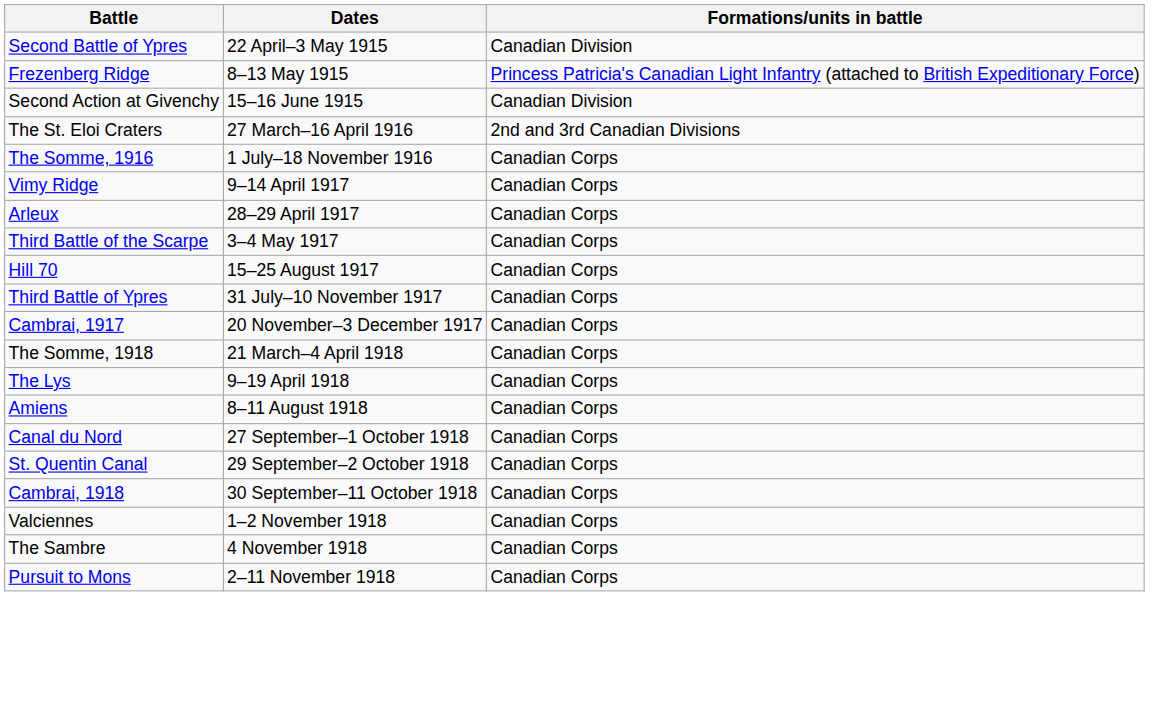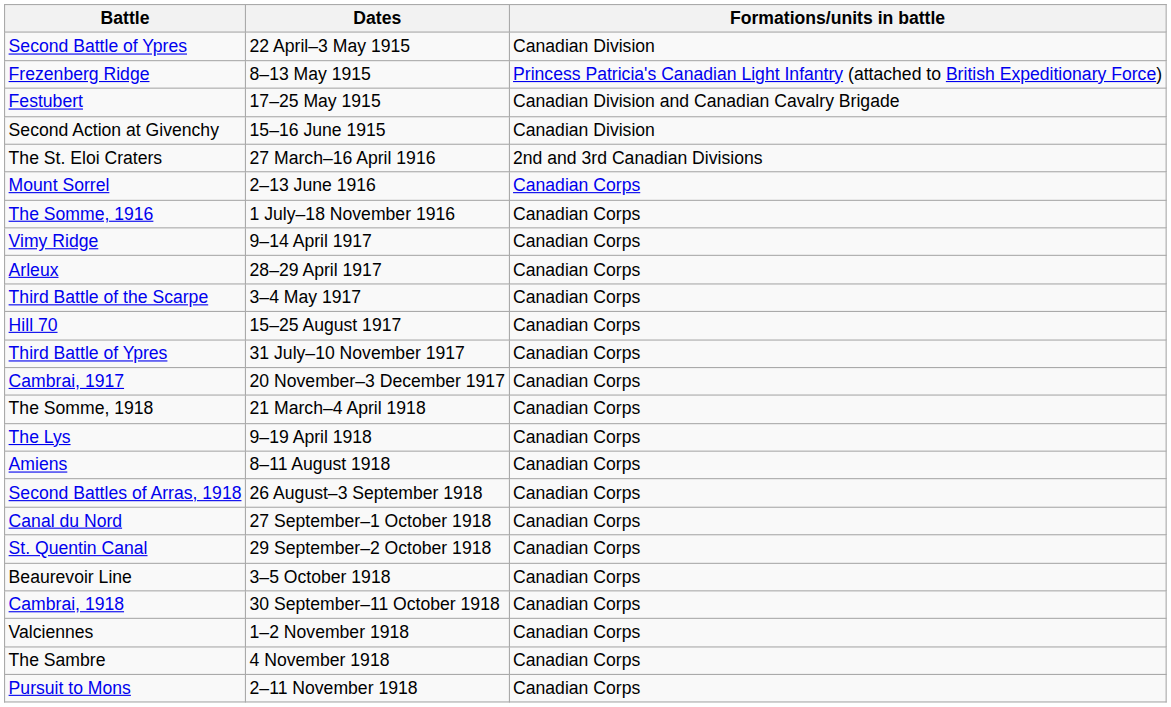+ row: (46, 102)
+ row: (59, 185)
+ row: (125, 492)
+ row: (70, 576)
